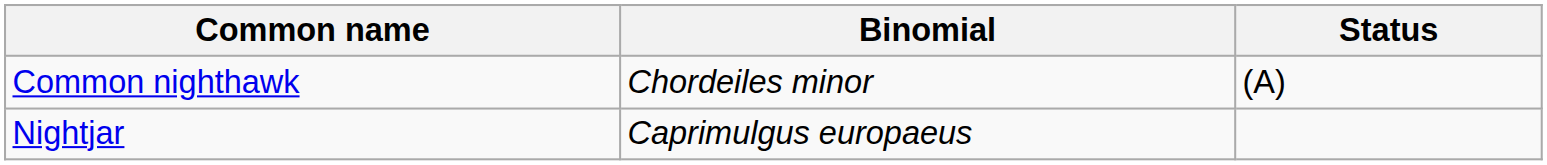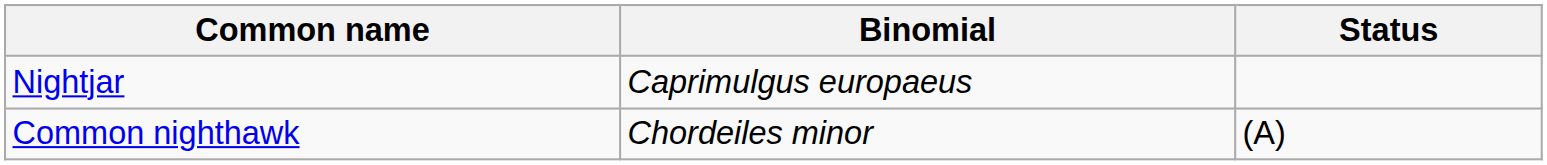rows swapped: (156, 81) <-> (68, 133)
